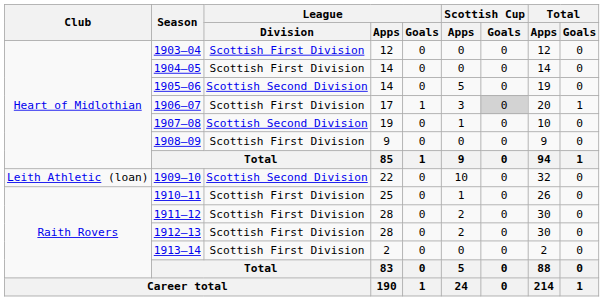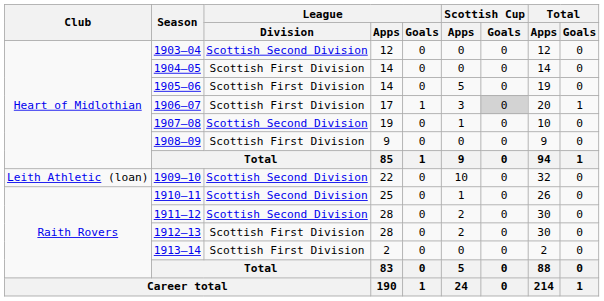(287, 50) Scottish First Division -> (287, 50) Scottish Second Division
(287, 86) Scottish Second Division -> (287, 86) Scottish First Division
(287, 196) Scottish First Division -> (287, 196) Scottish Second Division
(287, 214) Scottish First Division -> (287, 214) Scottish Second Division
